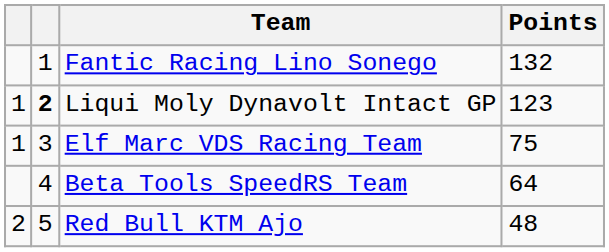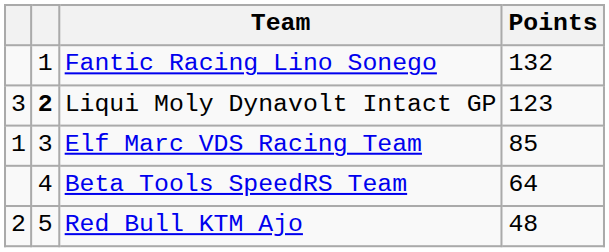(18, 106) 1 -> (18, 106) 3
(523, 146) 75 -> (523, 146) 85
